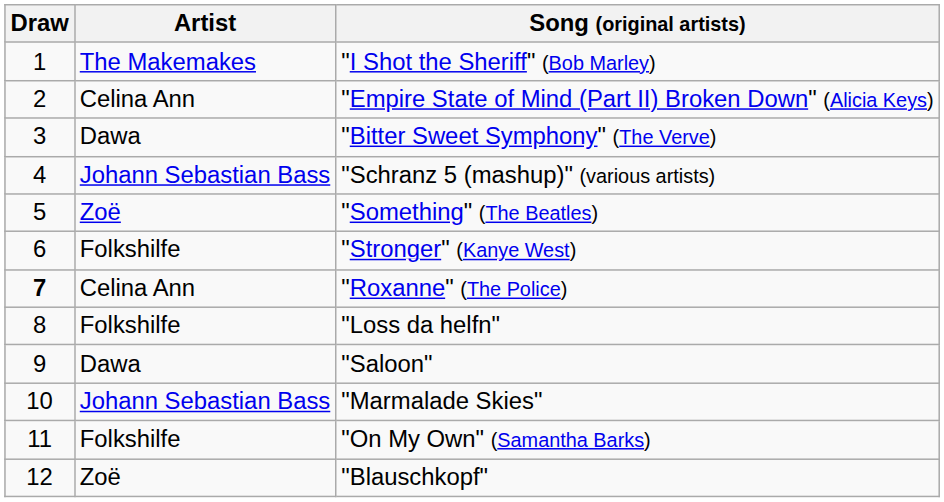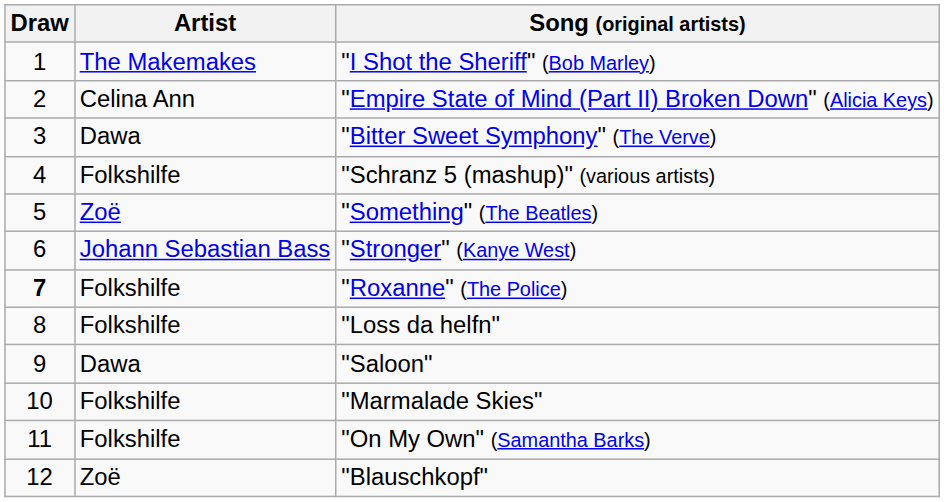(205, 174) Johann Sebastian Bass -> (130, 174) Folkshilfe
(130, 250) Folkshilfe -> (205, 250) Johann Sebastian Bass
(137, 288) Celina Ann -> (130, 288) Folkshilfe
(205, 401) Johann Sebastian Bass -> (130, 401) Folkshilfe
